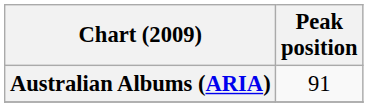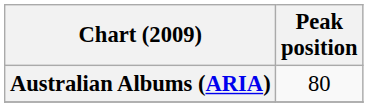(319, 83) 91 -> (319, 83) 80
